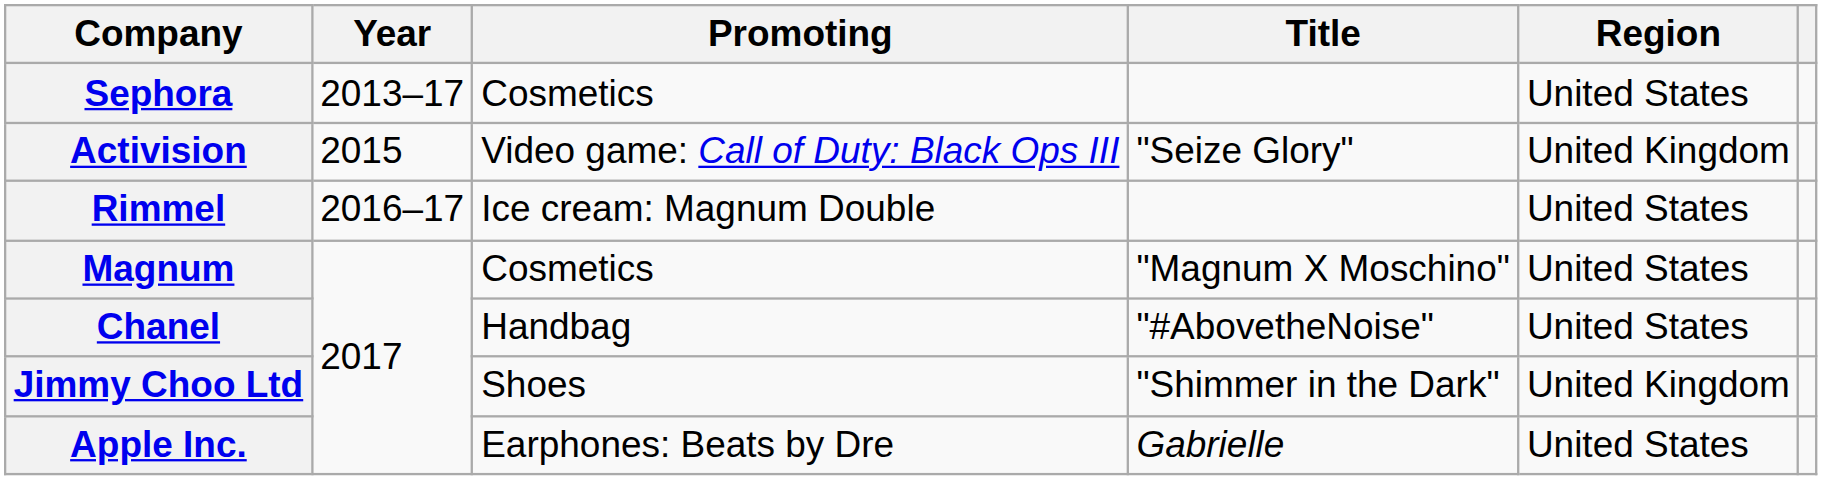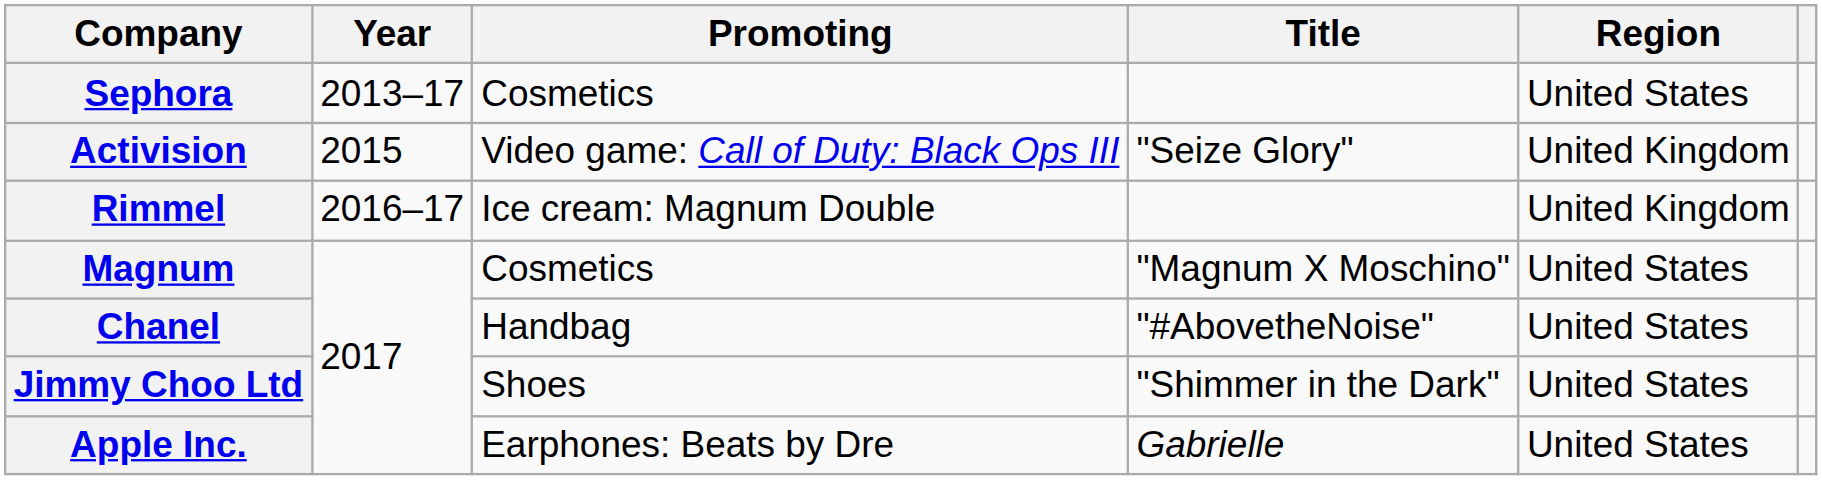(1638, 209) United States -> (1658, 209) United Kingdom
(1658, 385) United Kingdom -> (1638, 385) United States
